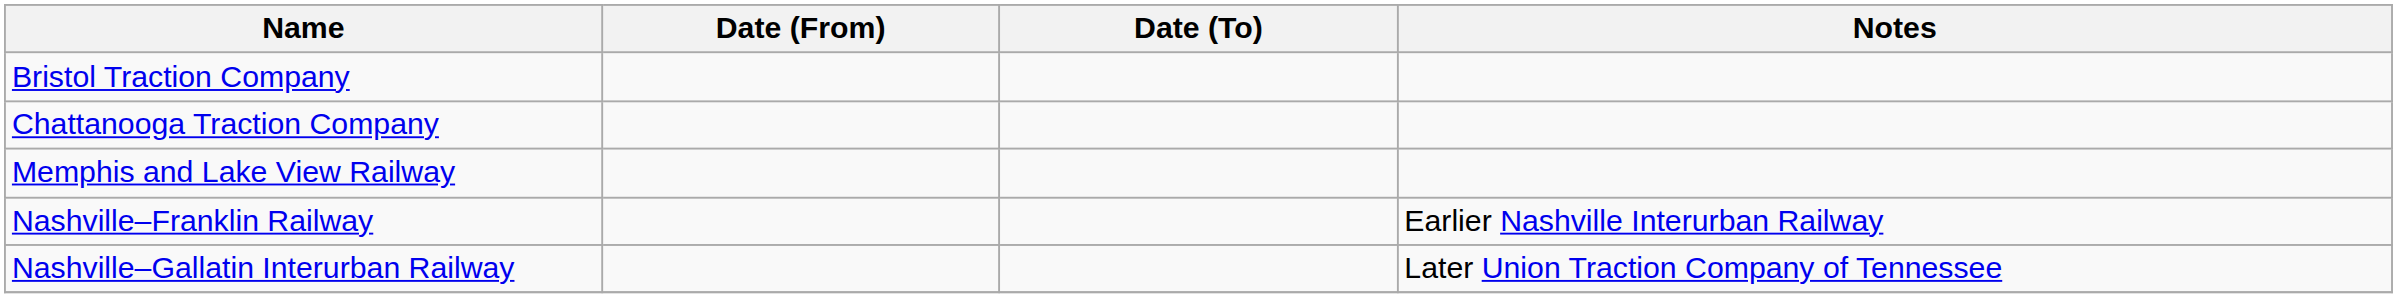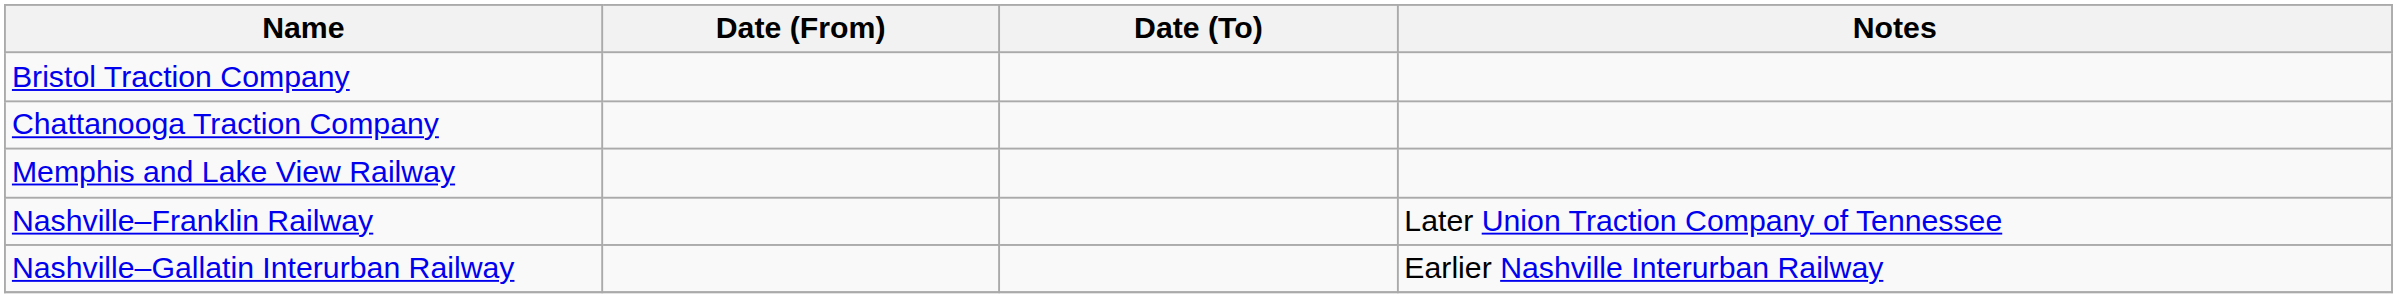(1644, 220) Earlier Nashville Interurban Railway -> (1703, 220) Later Union Traction Company of Tennessee
(1703, 268) Later Union Traction Company of Tennessee -> (1644, 268) Earlier Nashville Interurban Railway
